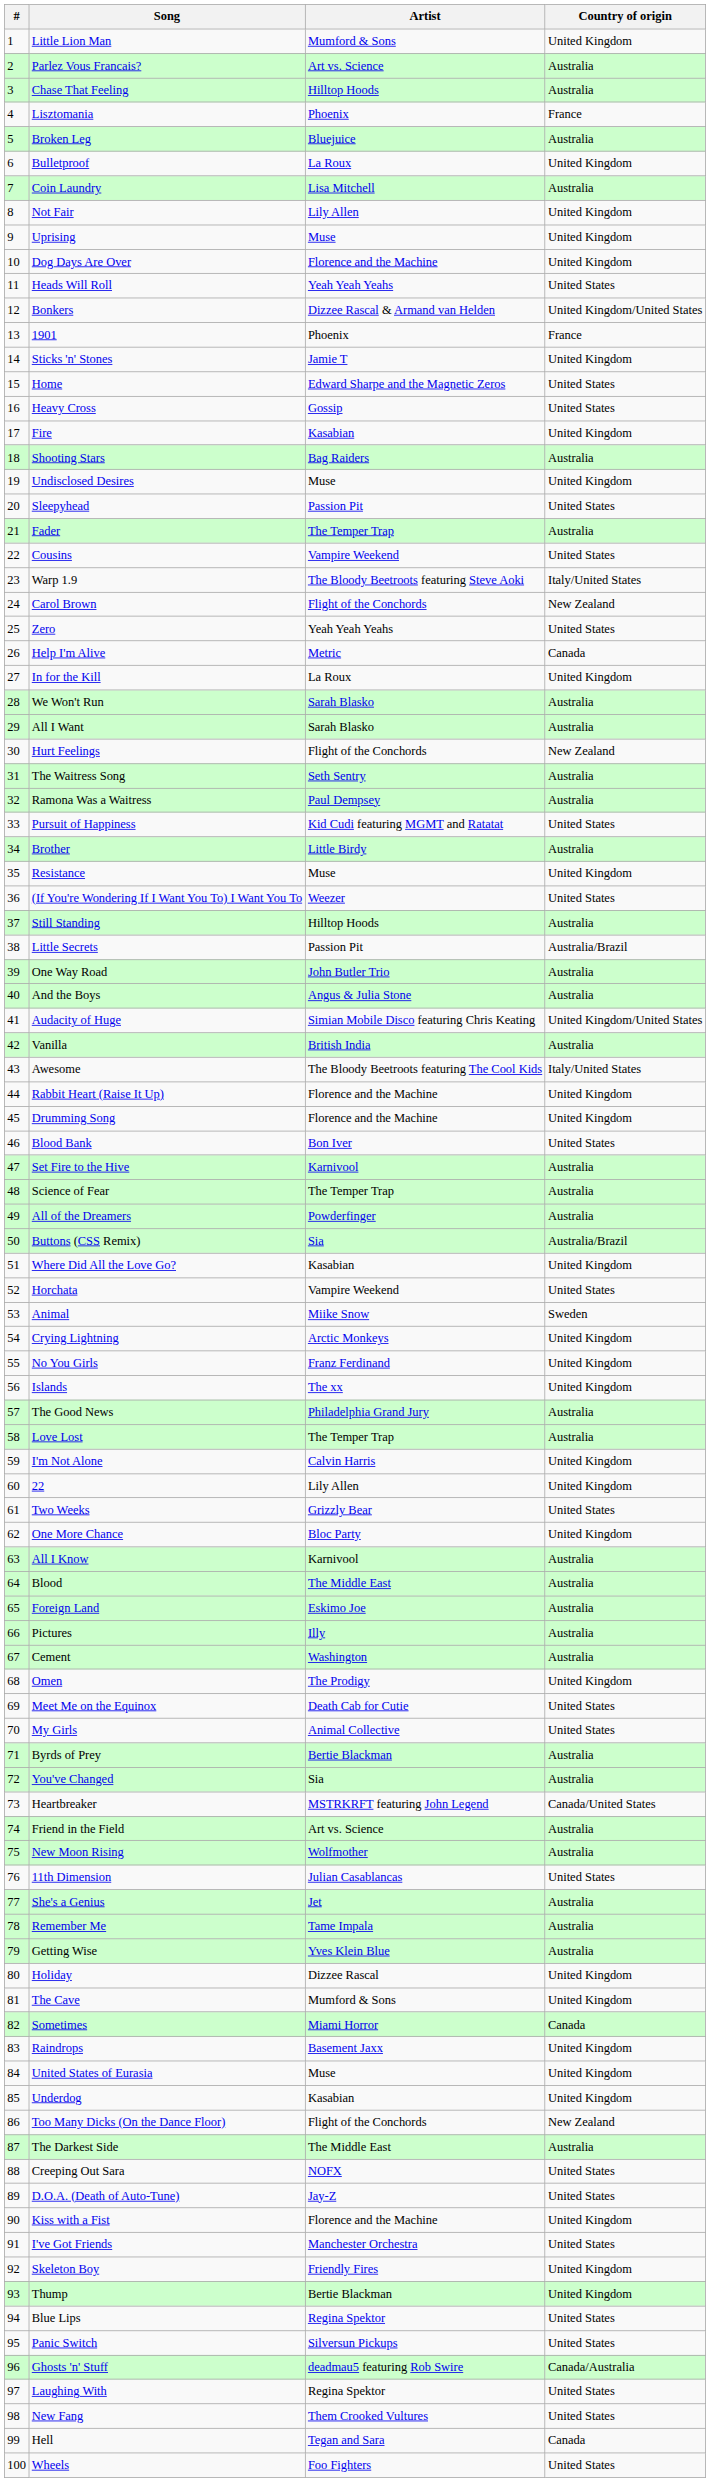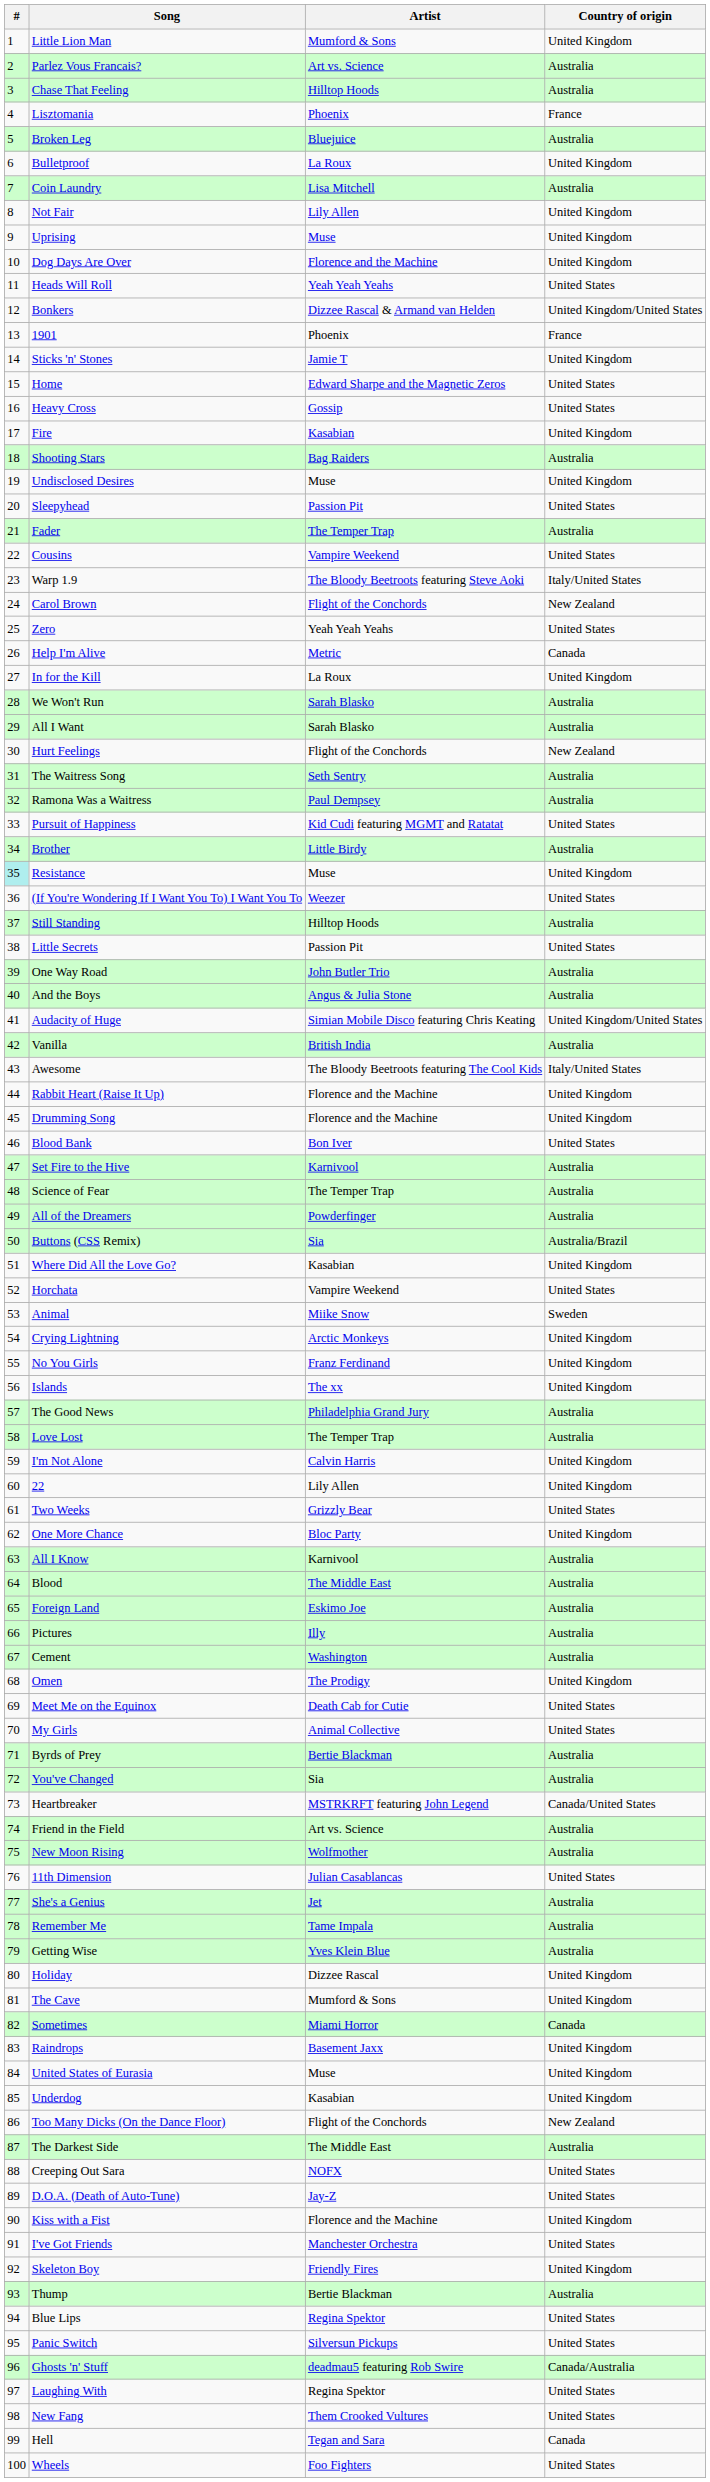(14, 873) no background -> (14, 873) paleturquoise background
(588, 947) Australia/Brazil -> (581, 947) United States
(590, 2293) United Kingdom -> (571, 2293) Australia
